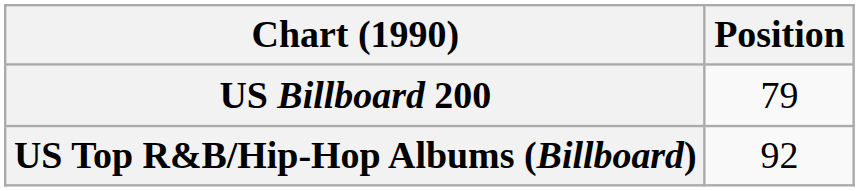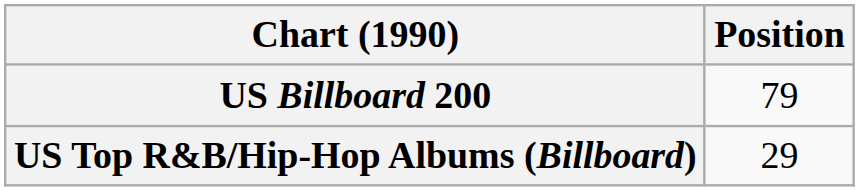(780, 154) 92 -> (780, 154) 29
